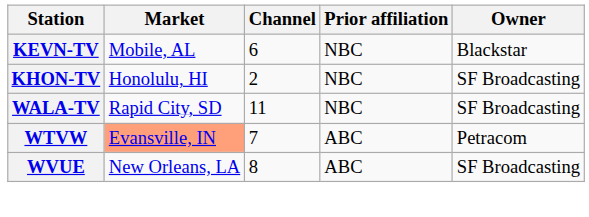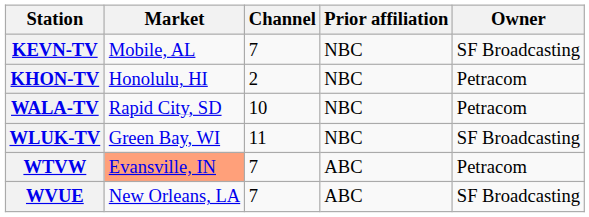(253, 49) 6 -> (253, 49) 7
(492, 49) Blackstar -> (518, 49) SF Broadcasting
(518, 78) SF Broadcasting -> (492, 78) Petracom
(258, 108) 11 -> (258, 108) 10
(518, 108) SF Broadcasting -> (492, 108) Petracom
+ row: (55, 137)
(253, 166) 8 -> (253, 196) 7
